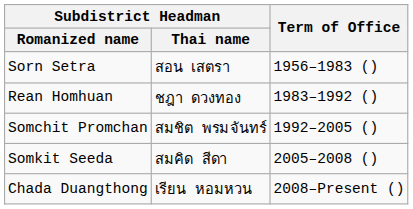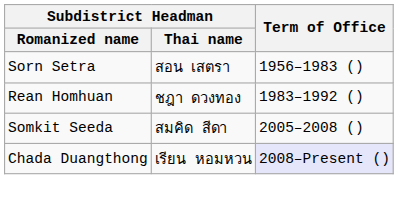- row: (78, 128)
(339, 189) no background -> (324, 159) lavender background
